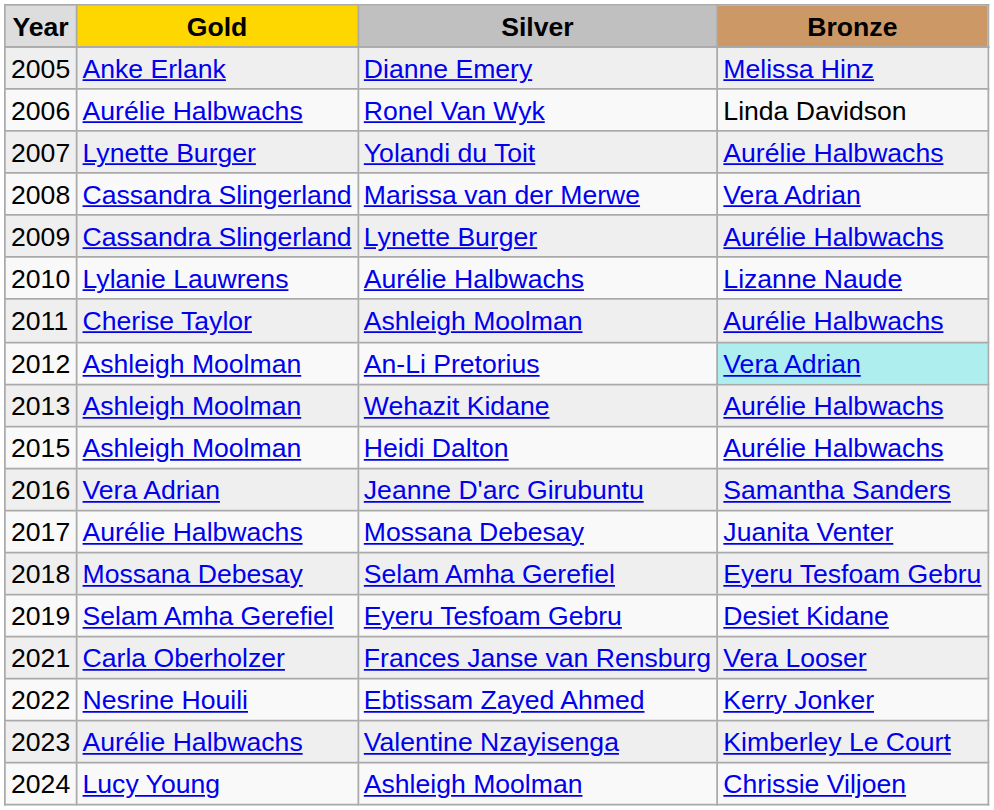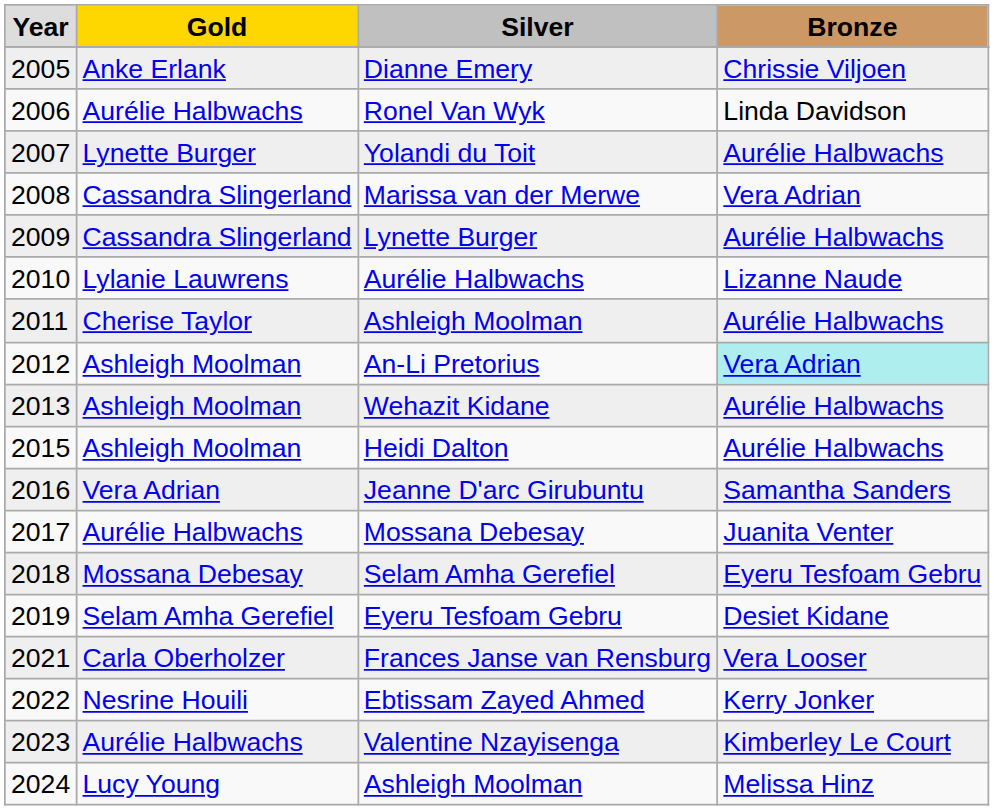(799, 68) Melissa Hinz -> (815, 68) Chrissie Viljoen
(815, 784) Chrissie Viljoen -> (799, 784) Melissa Hinz
